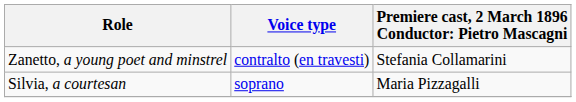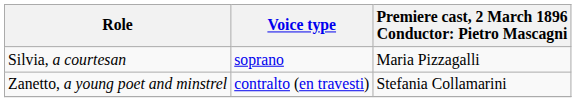rows swapped: (67, 84) <-> (118, 59)
